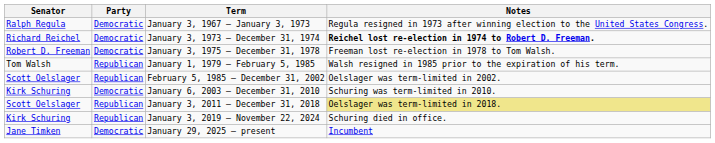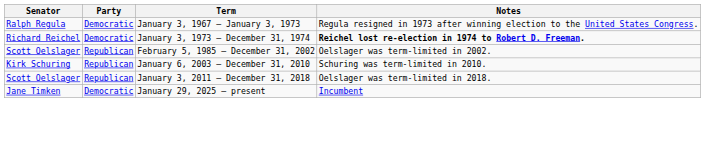- row: (233, 51)
- row: (231, 64)
(119, 91) Democratic -> (109, 64) Republican
(415, 104) khaki background -> (405, 78) no background
- row: (233, 118)
